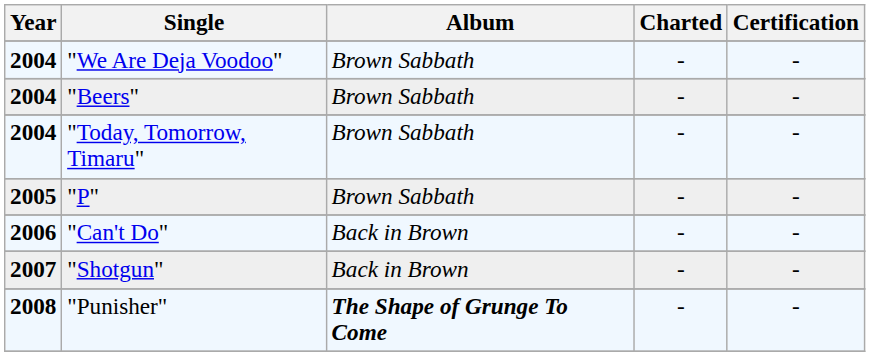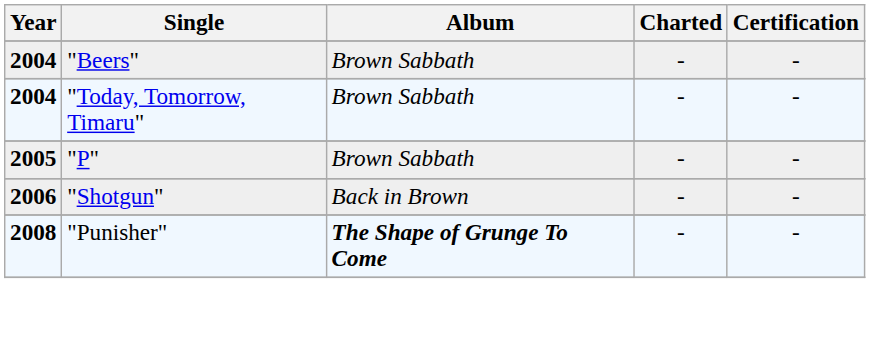- row: (175, 59)
- row: (118, 232)
(33, 269) 2007 -> (33, 196) 2006
